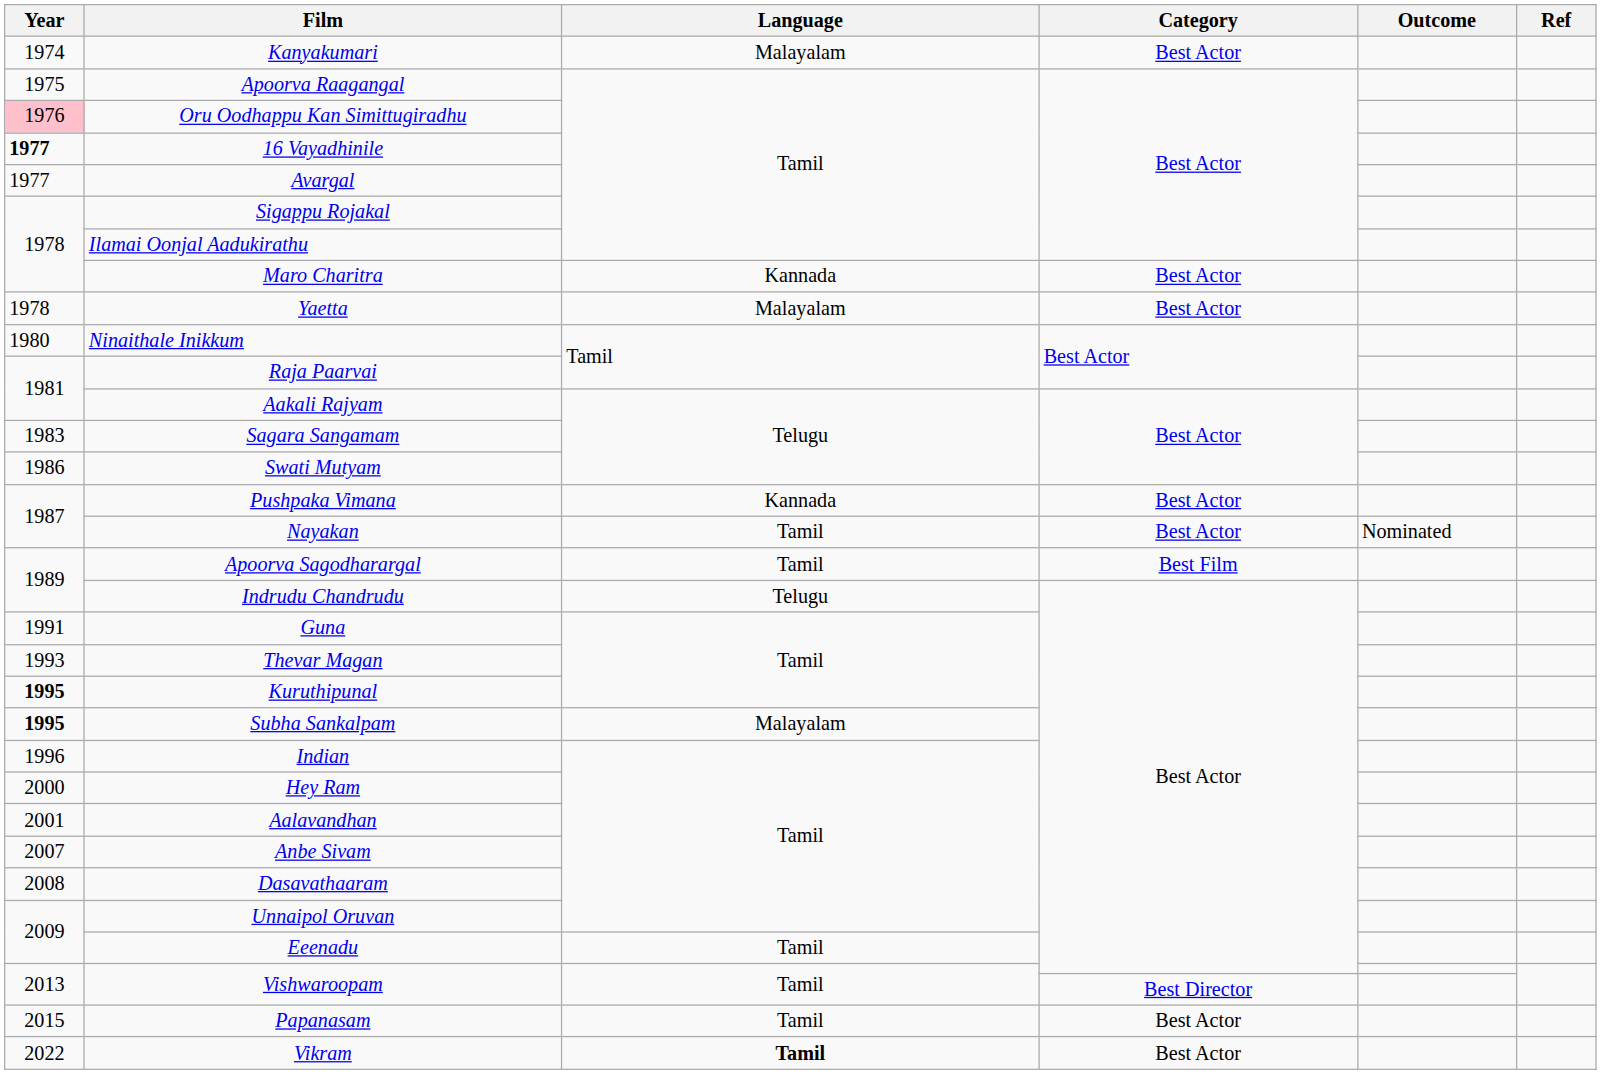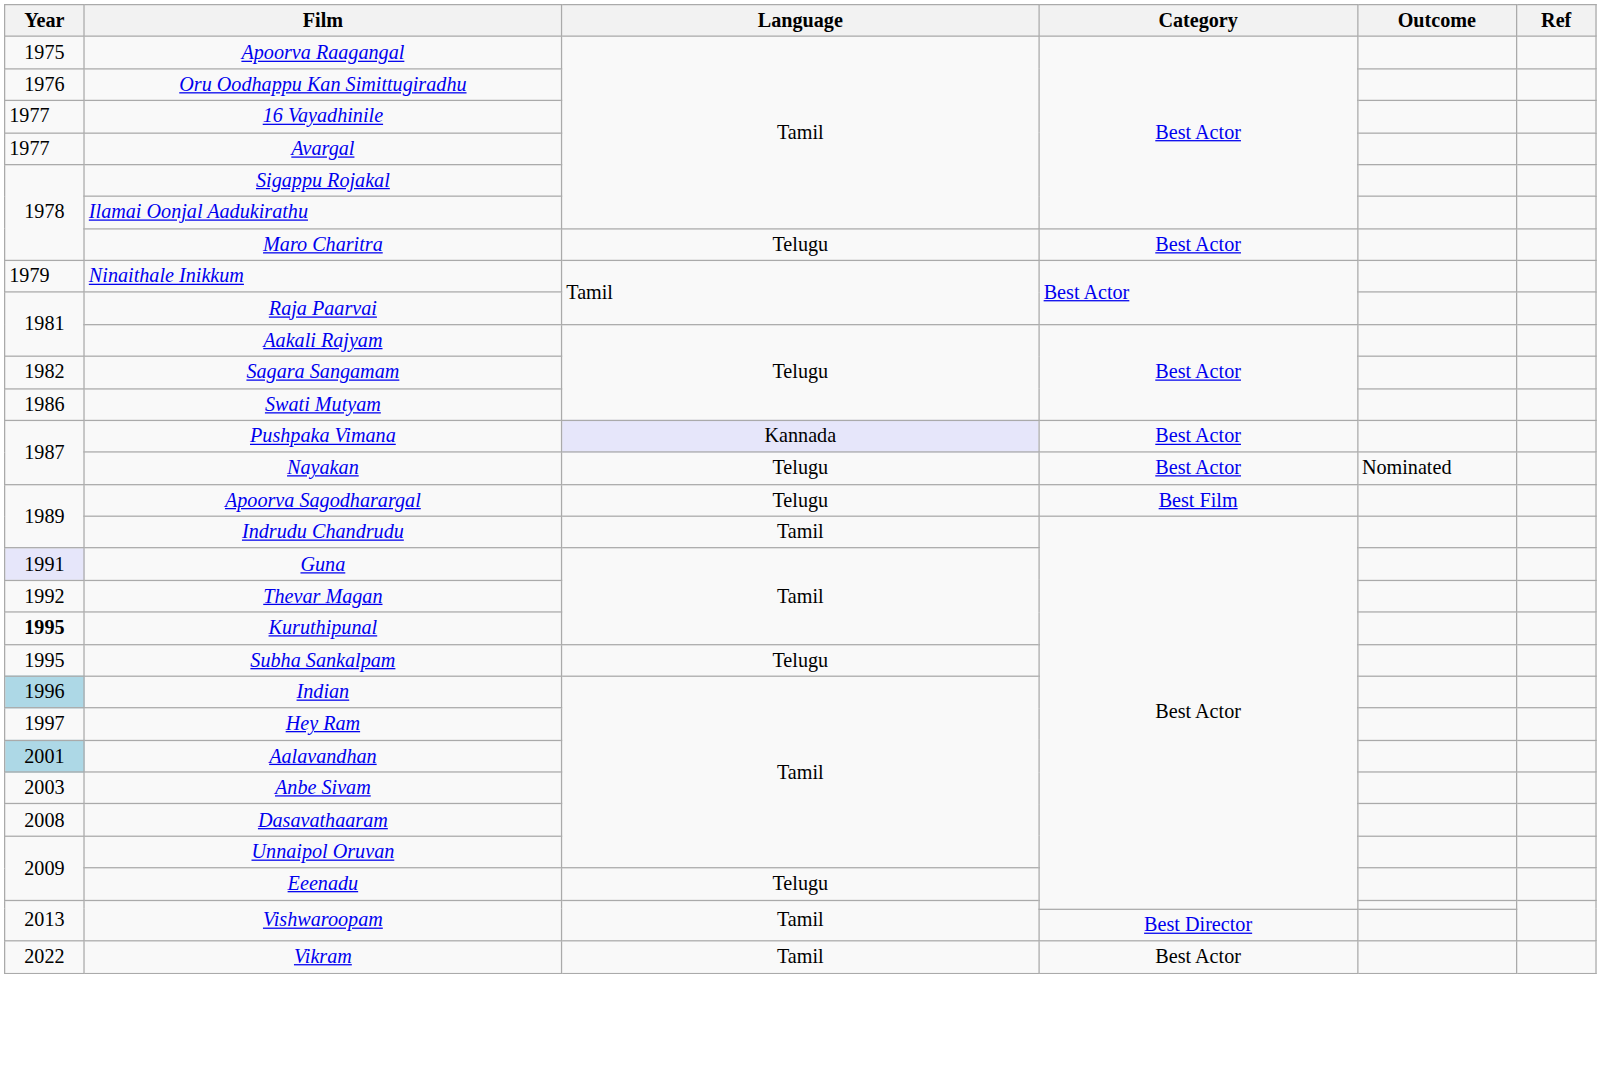- row: (323, 52)
(44, 116) pink background -> (44, 84) no background
(29, 148) bold -> (29, 116) normal
(800, 276) Kannada -> (800, 244) Telugu
- row: (323, 308)
(29, 340) 1980 -> (29, 276) 1979
(44, 436) 1983 -> (44, 372) 1982
(800, 500) no background -> (800, 436) lavender background
(800, 532) Tamil -> (800, 468) Telugu
(800, 564) Tamil -> (800, 500) Telugu
(800, 595) Telugu -> (800, 532) Tamil
(44, 627) no background -> (44, 564) lavender background
(44, 659) 1993 -> (44, 595) 1992
(44, 723) bold -> (44, 659) normal
(800, 723) Malayalam -> (800, 659) Telugu
(44, 755) no background -> (44, 691) lightblue background
(44, 787) 2000 -> (44, 723) 1997
(44, 819) no background -> (44, 755) lightblue background
(44, 851) 2007 -> (44, 787) 2003
(800, 947) Tamil -> (800, 883) Telugu
- row: (323, 1020)
(800, 1052) bold -> (800, 956) normal
